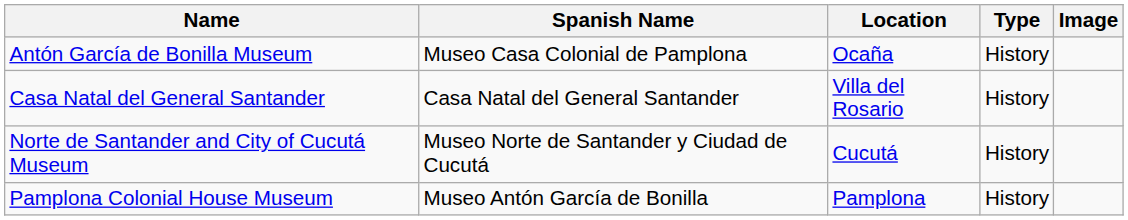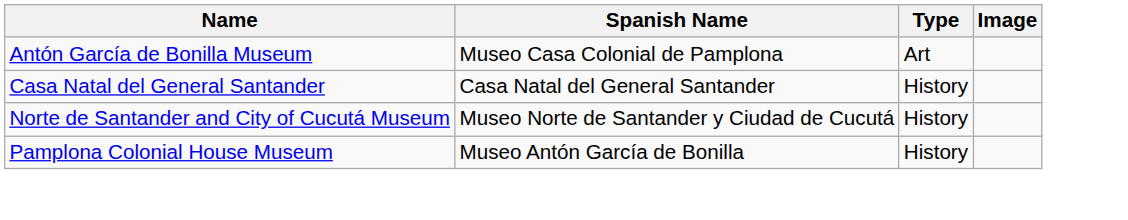- column: (904, 20)
(1017, 53) History -> (917, 53) Art
